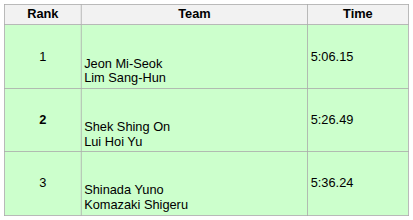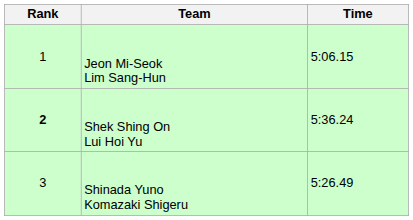(332, 120) 5:26.49 -> (332, 120) 5:36.24
(332, 183) 5:36.24 -> (332, 183) 5:26.49
